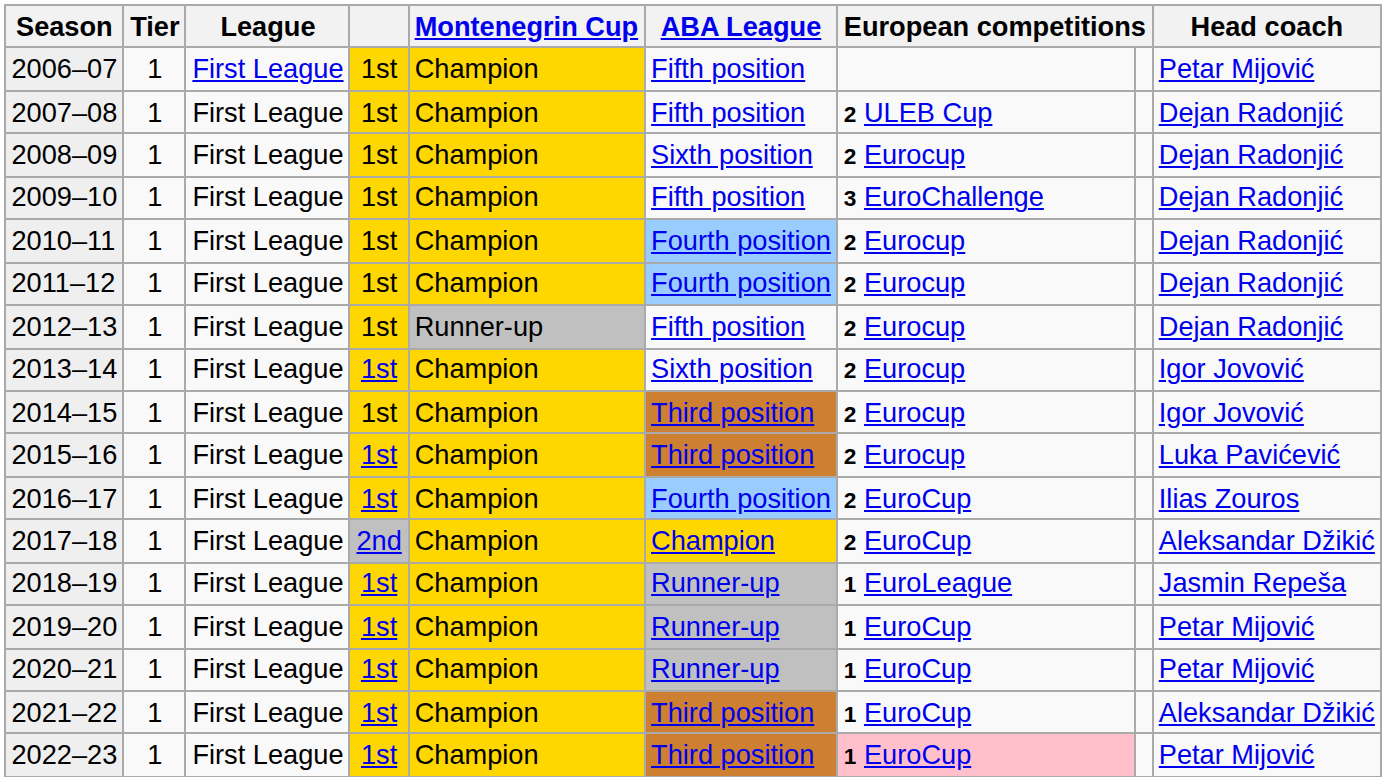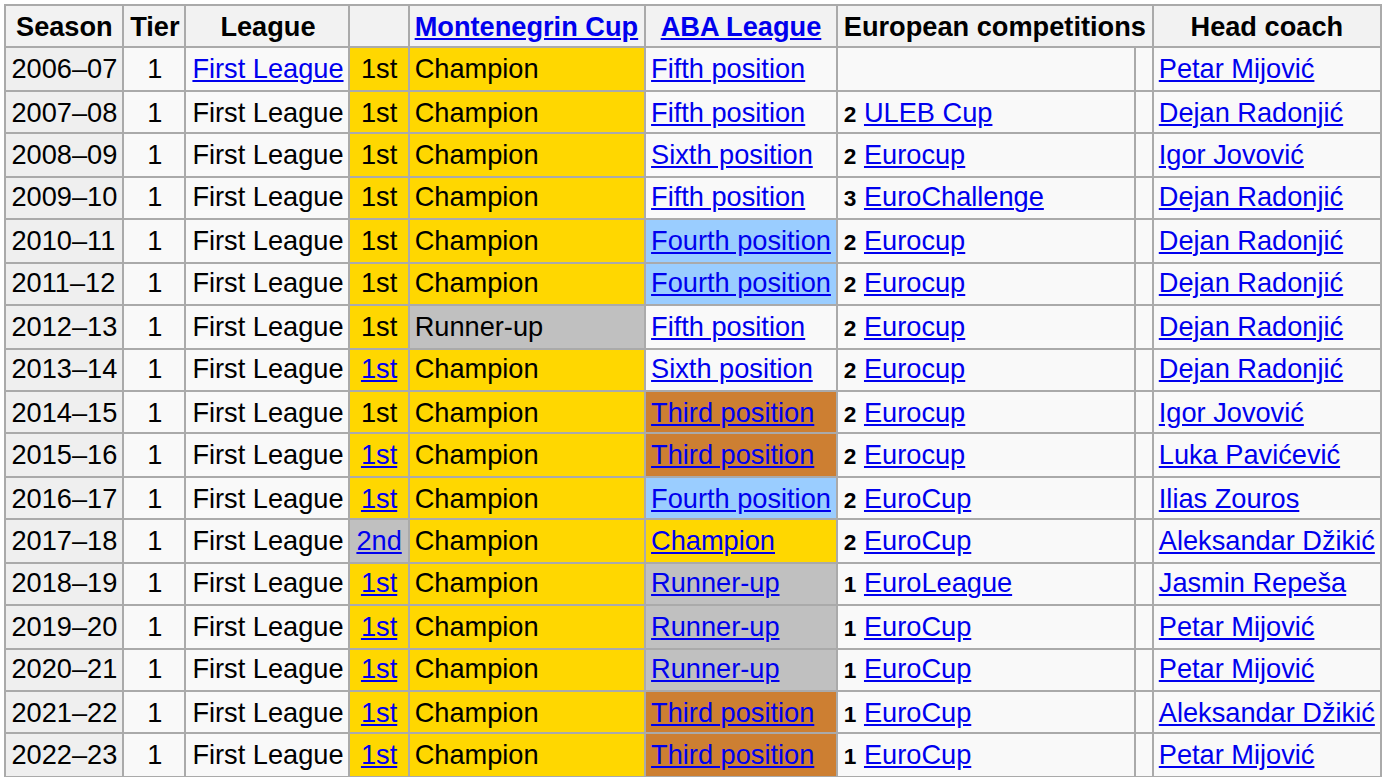(1251, 155) Dejan Radonjić -> (1231, 155) Igor Jovović
(1231, 369) Igor Jovović -> (1251, 369) Dejan Radonjić
(908, 755) pink background -> (908, 755) no background
